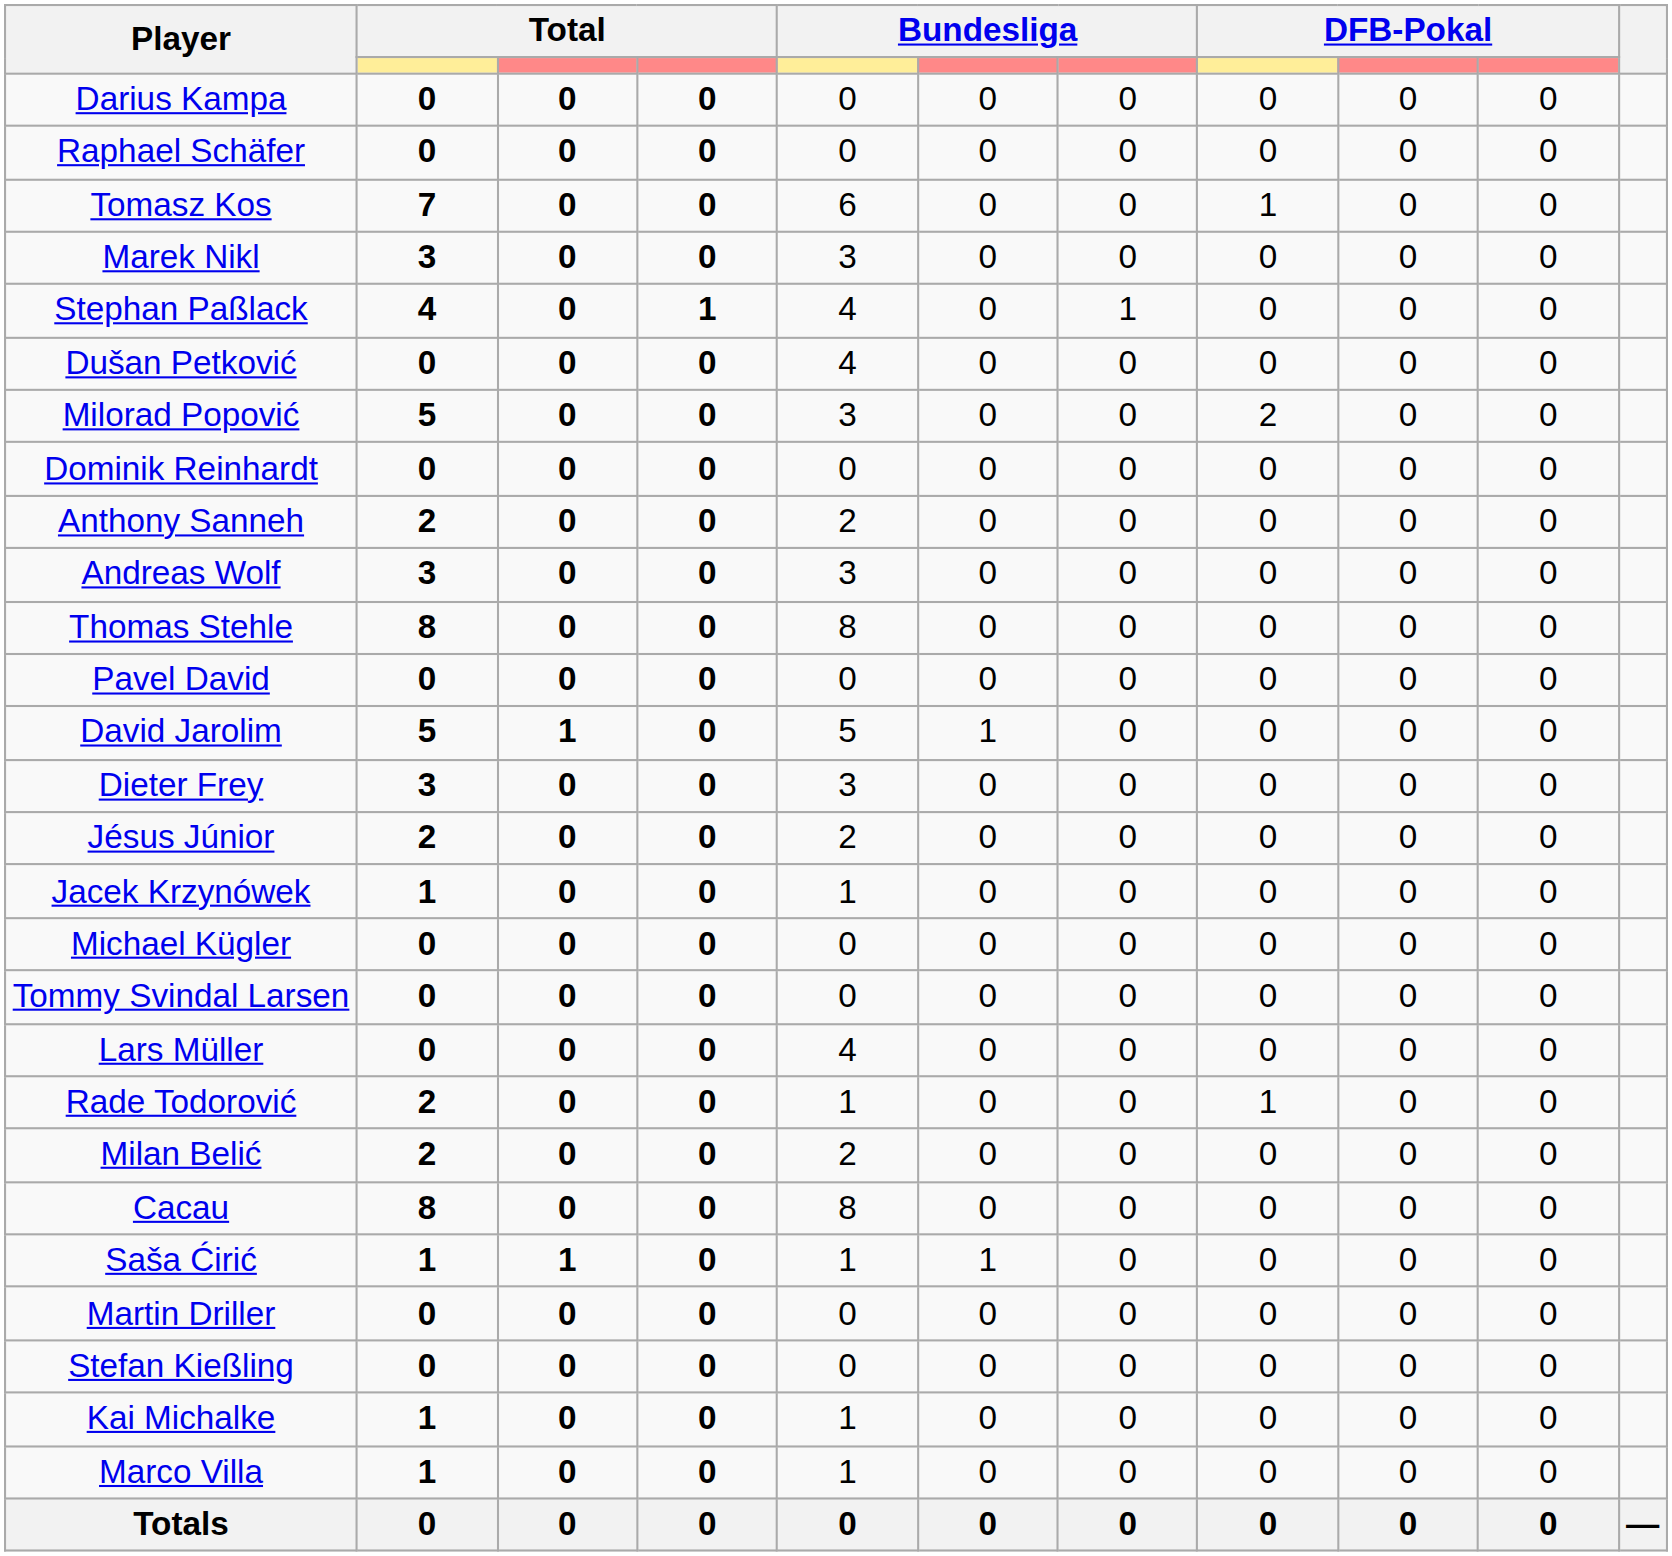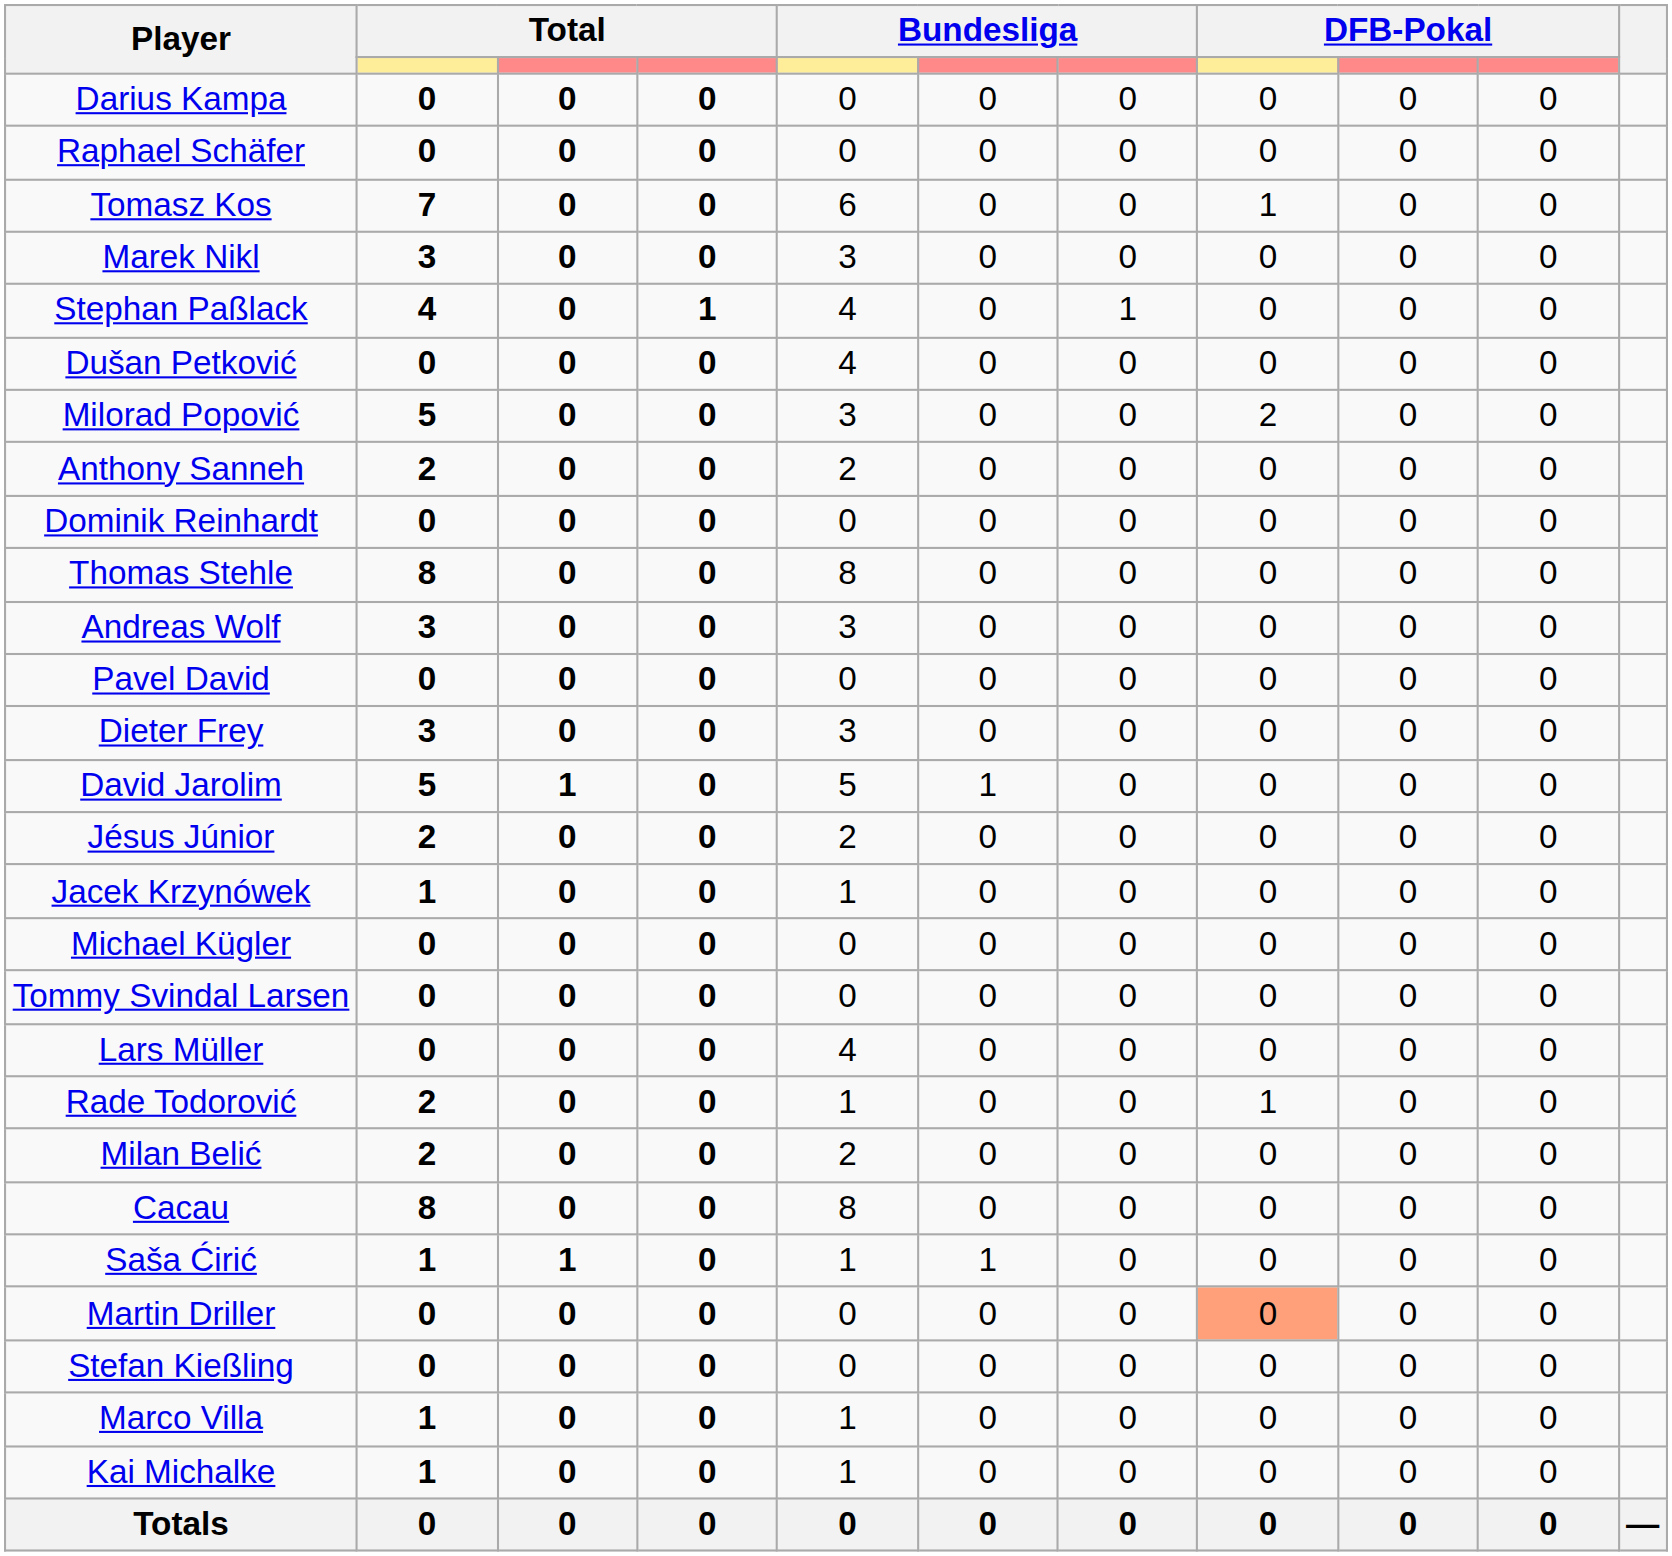rows swapped: (181, 468) <-> (181, 521)
rows swapped: (181, 626) <-> (181, 574)
rows swapped: (181, 785) <-> (181, 732)
(1268, 1312) no background -> (1268, 1312) lightsalmon background
rows swapped: (181, 1418) <-> (181, 1471)
